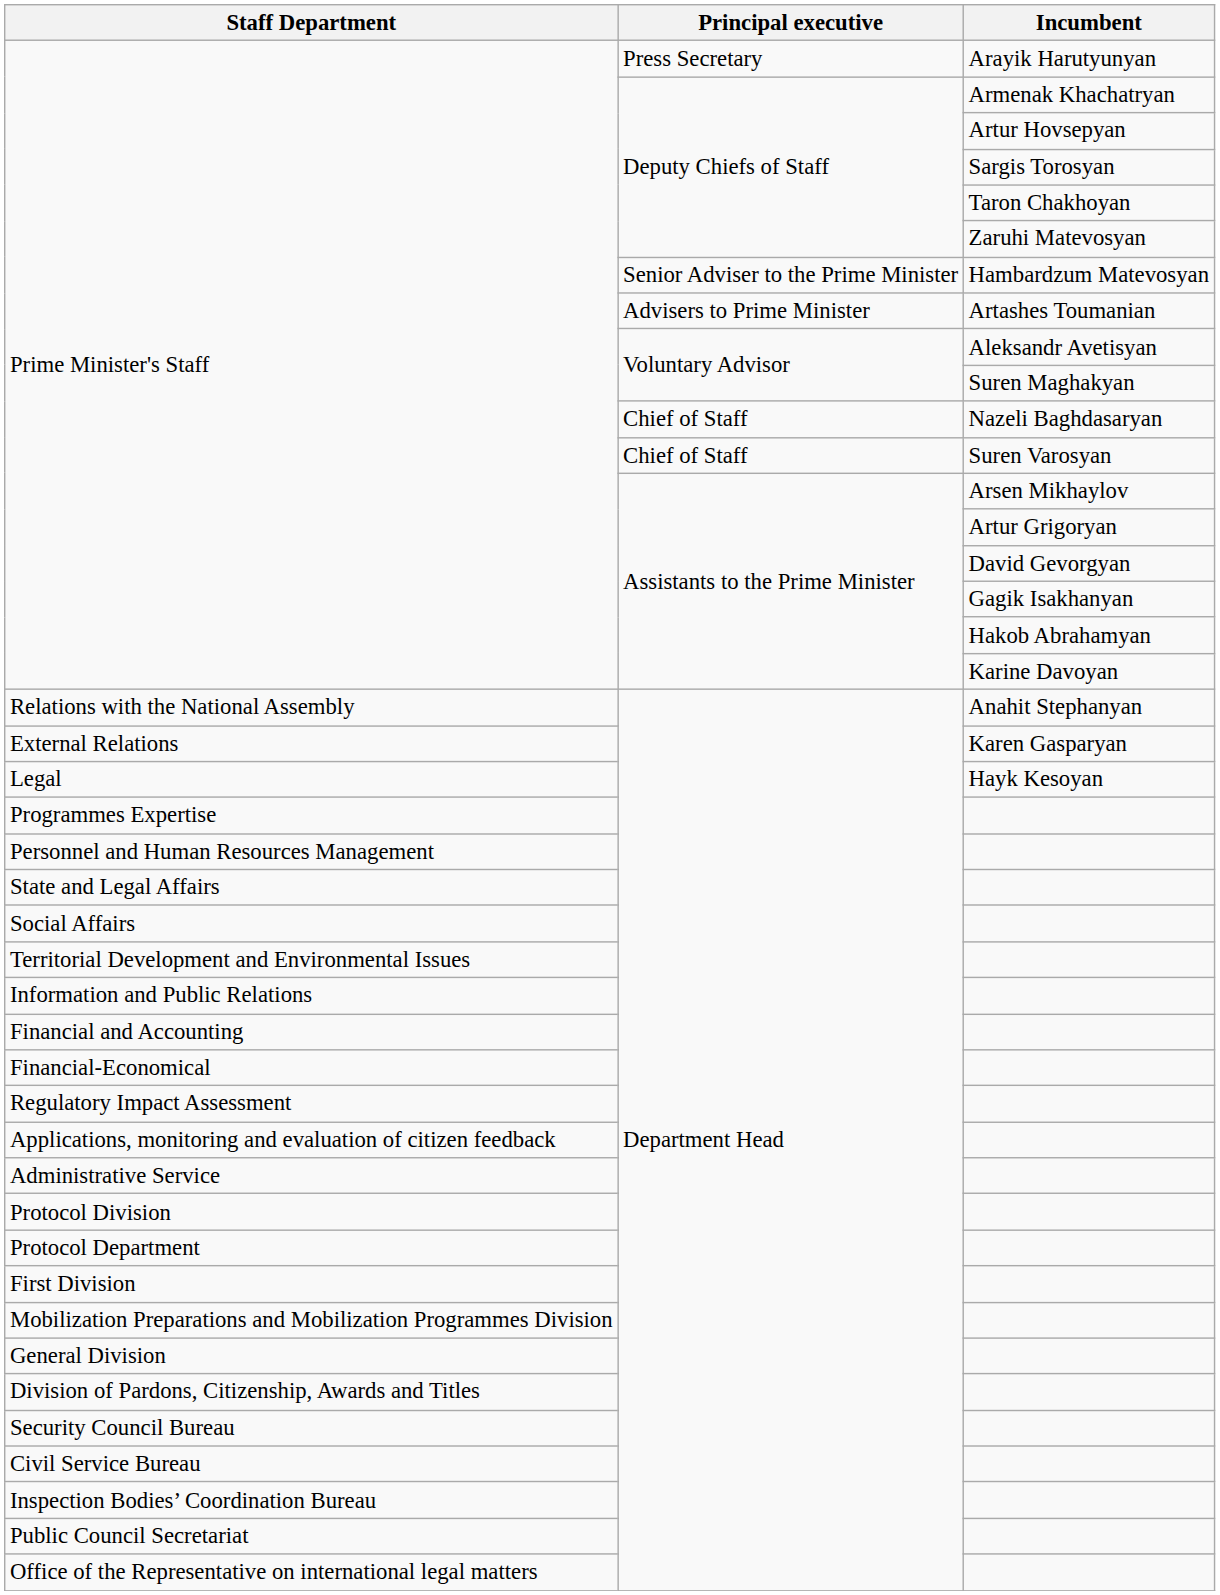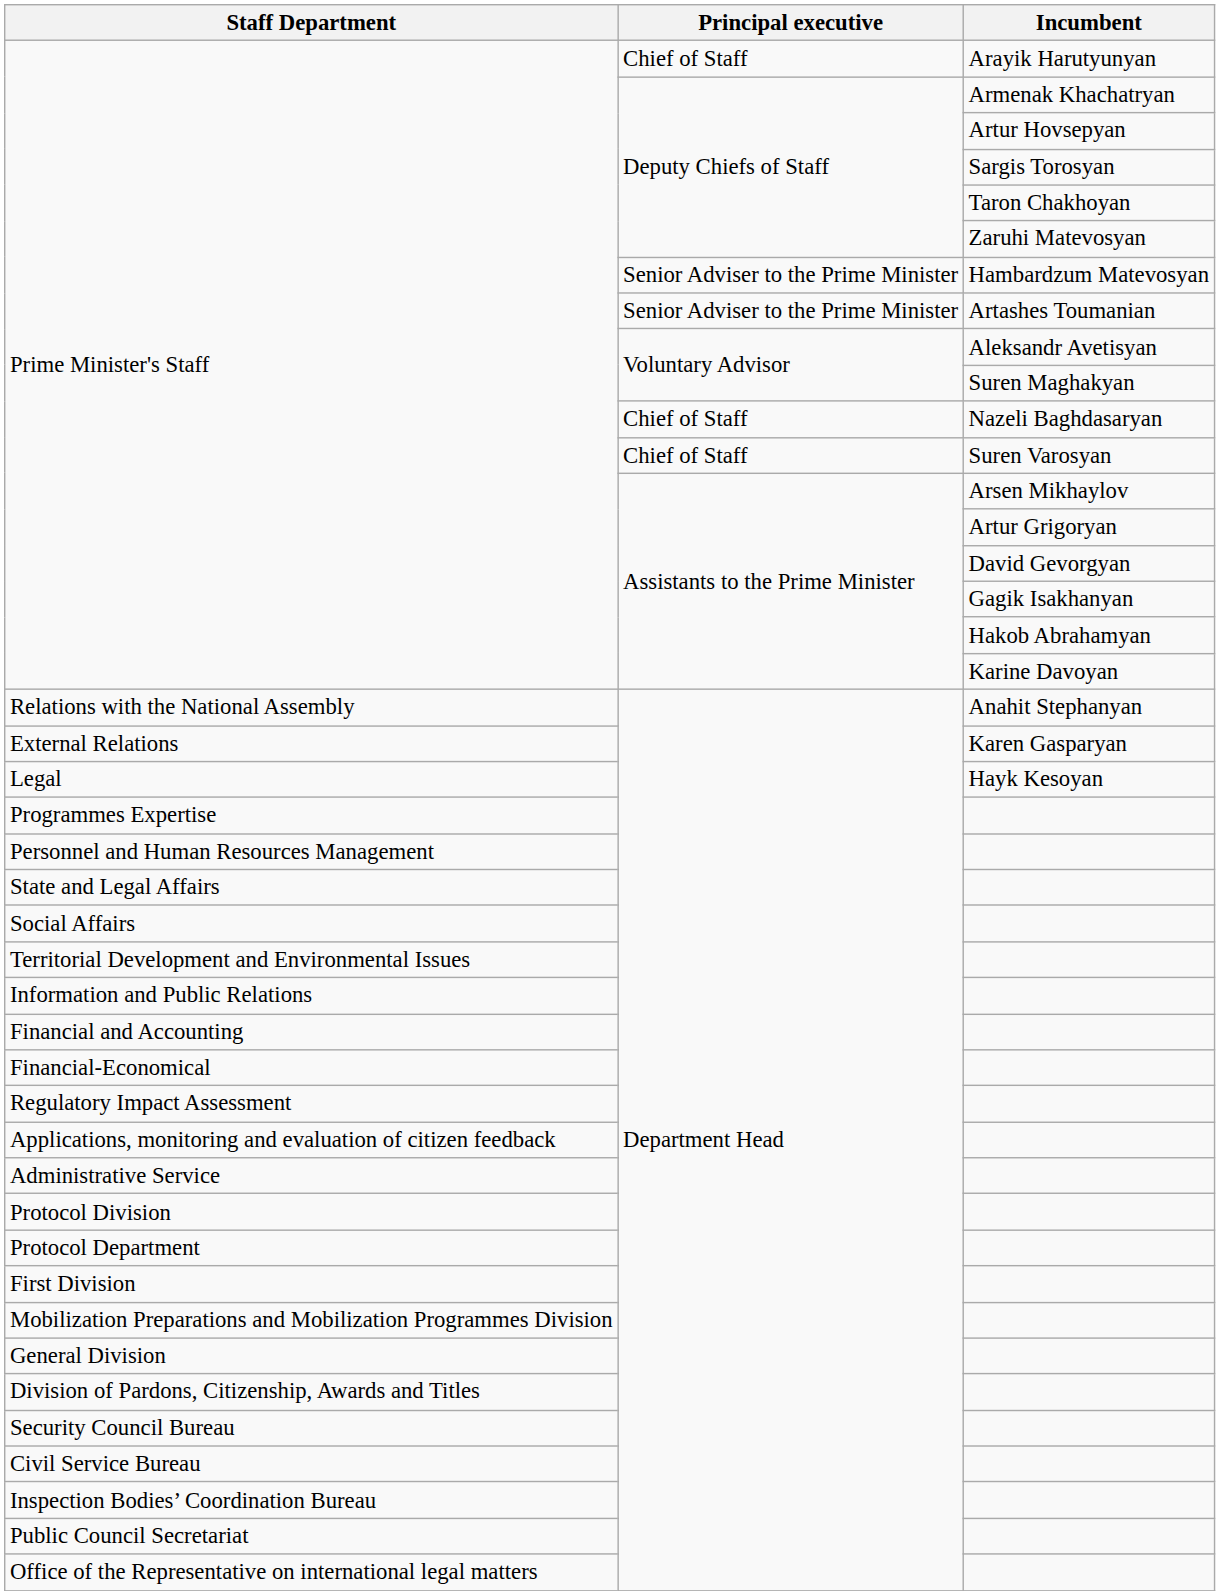(693, 58) Press Secretary -> (685, 58) Chief of Staff
(746, 310) Advisers to Prime Minister -> (791, 310) Senior Adviser to the Prime Minister
